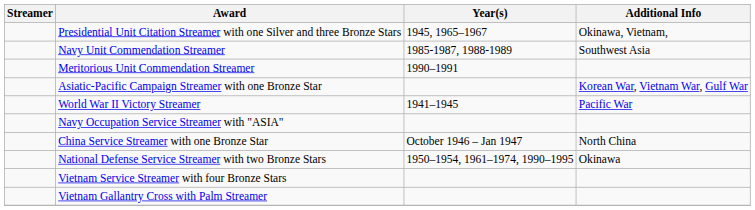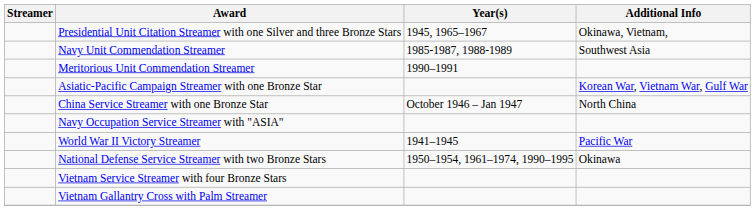rows swapped: (129, 104) <-> (163, 141)
